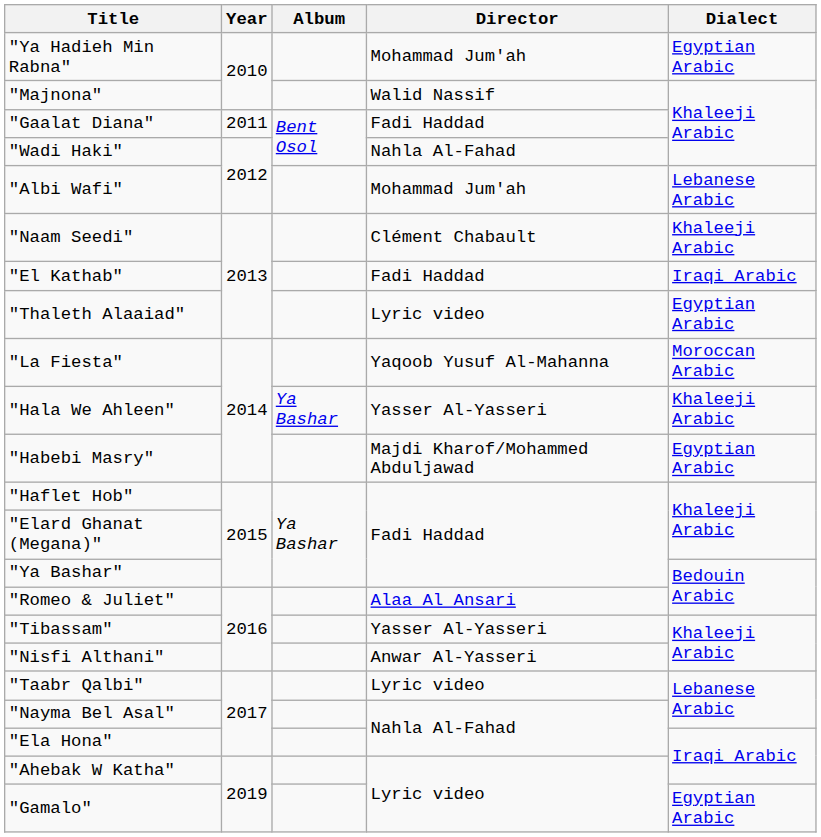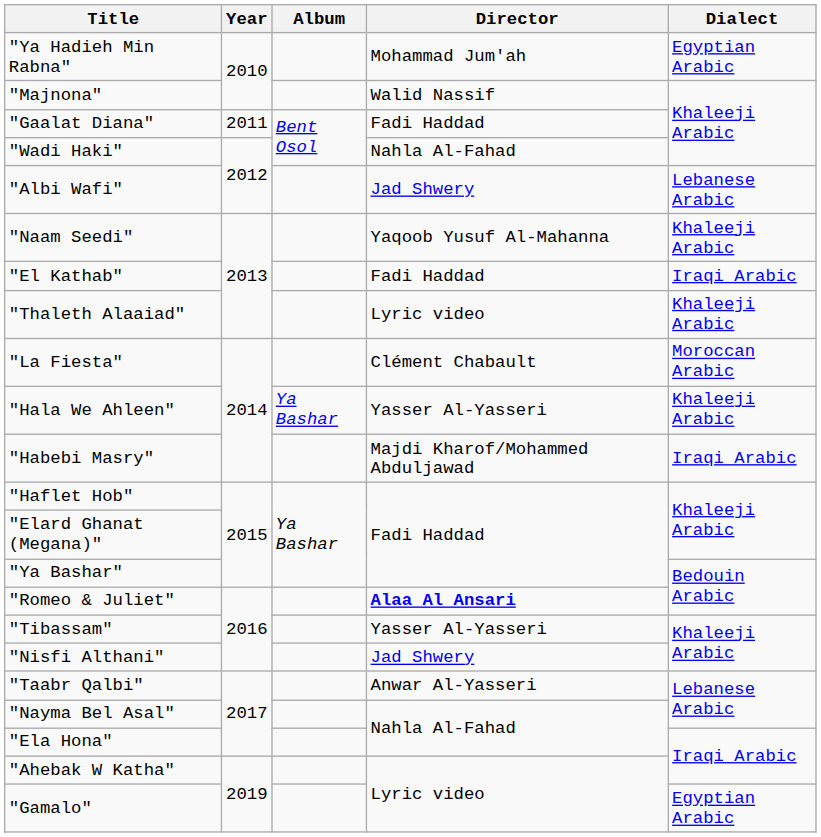(448, 190) Mohammad Jum'ah -> (422, 190) Jad Shwery
(454, 238) Clément Chabault -> (490, 238) Yaqoob Yusuf Al-Mahanna
(714, 314) Egyptian Arabic -> (714, 314) Khaleeji Arabic
(490, 362) Yaqoob Yusuf Al-Mahanna -> (454, 362) Clément Chabault
(714, 458) Egyptian Arabic -> (734, 458) Iraqi Arabic
(443, 601) normal -> (443, 601) bold
(454, 657) Anwar Al-Yasseri -> (422, 657) Jad Shwery
(428, 686) Lyric video -> (454, 686) Anwar Al-Yasseri
